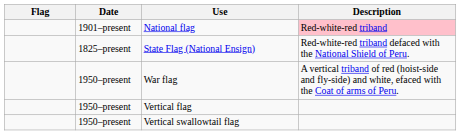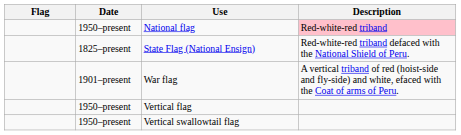(104, 27) 1901–present -> (104, 27) 1950–present
(104, 80) 1950–present -> (104, 80) 1901–present
